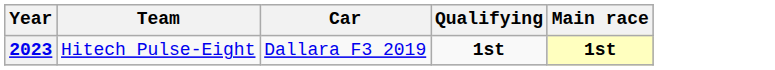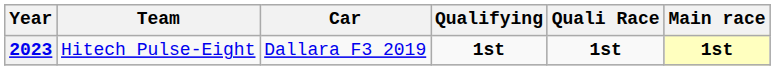+ column: (606, 20)
